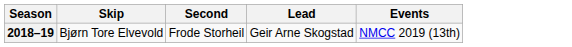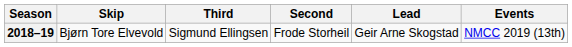+ column: (218, 14)
